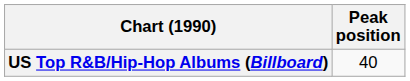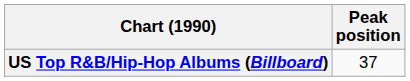(368, 62) 40 -> (368, 62) 37
